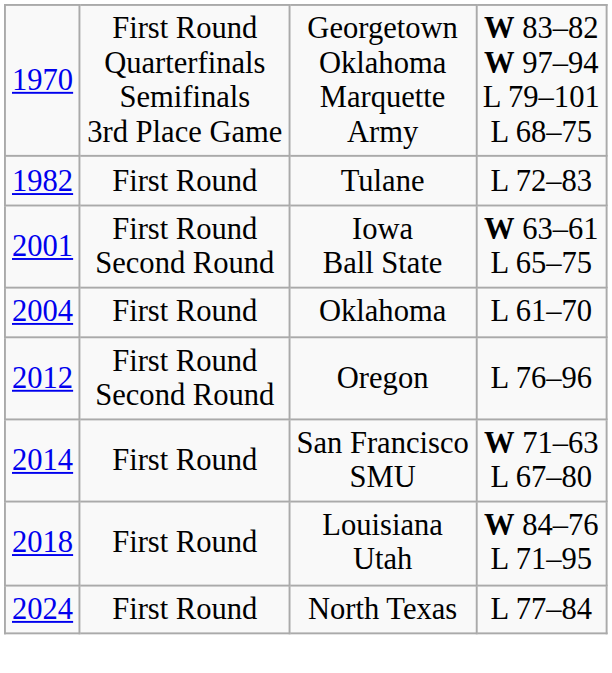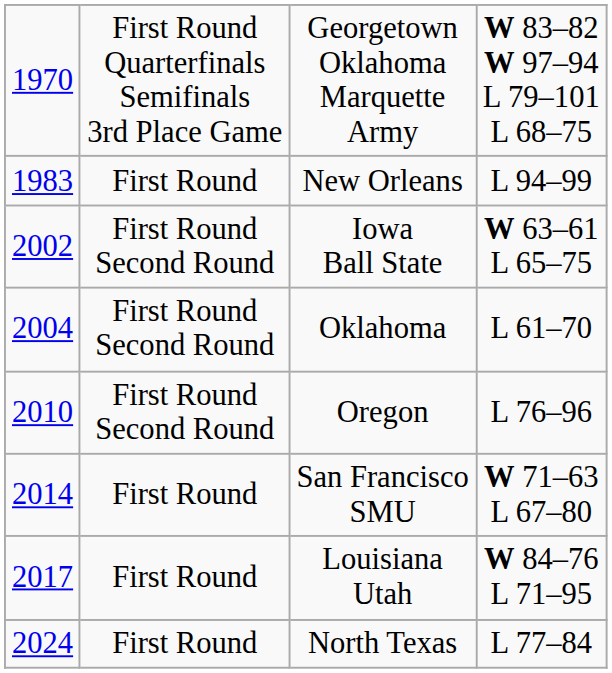- row: (383, 180)
+ row: (383, 180)
(43, 245) 2001 -> (43, 245) 2002
(185, 311) First Round -> (185, 328) First Round Second Round
(43, 377) 2012 -> (43, 411) 2010
(43, 543) 2018 -> (43, 577) 2017
